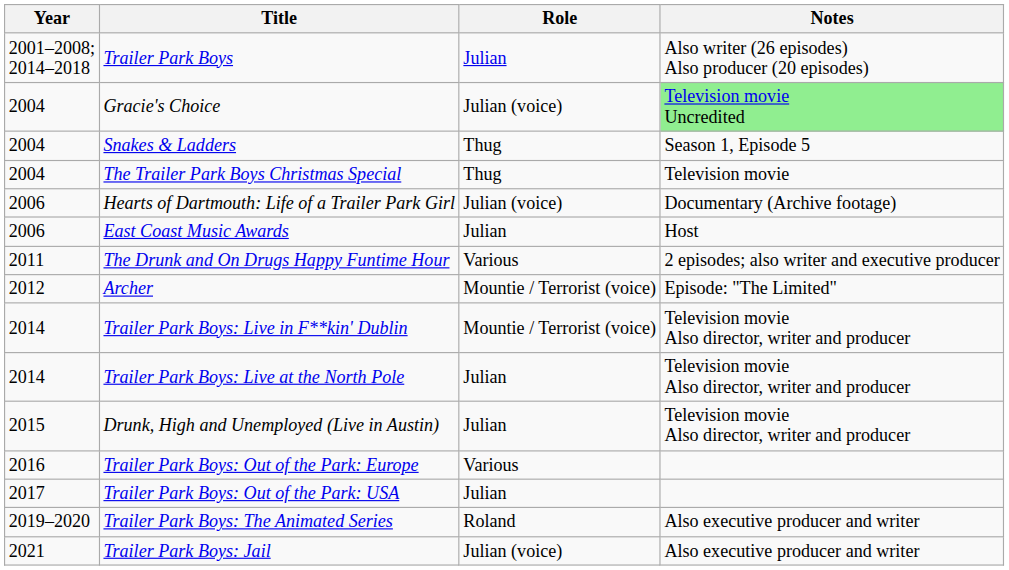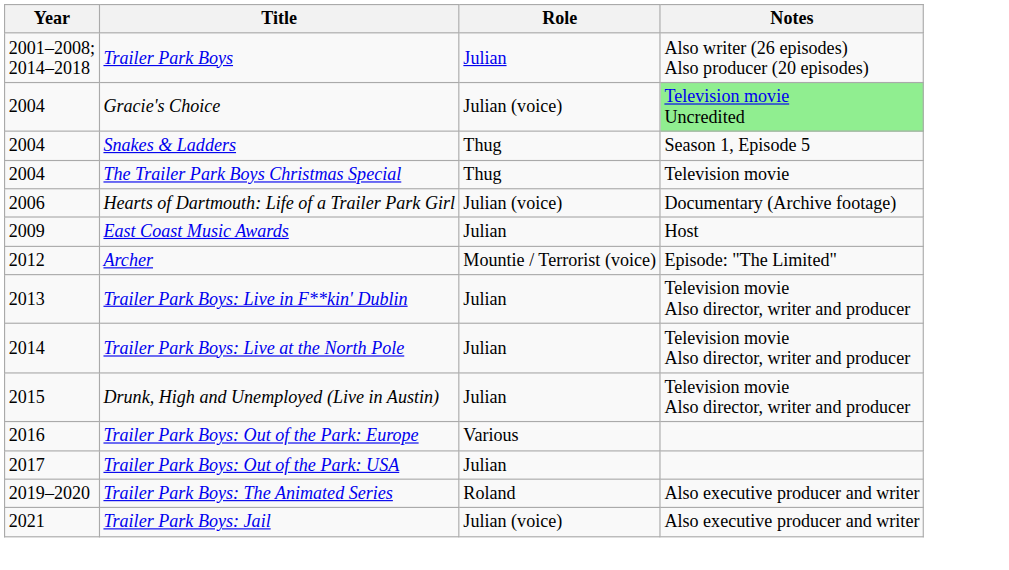(27, 231) 2006 -> (27, 231) 2009
- row: (276, 260)
(27, 327) 2014 -> (27, 299) 2013
(560, 327) Mountie / Terrorist (voice) -> (485, 299) Julian
